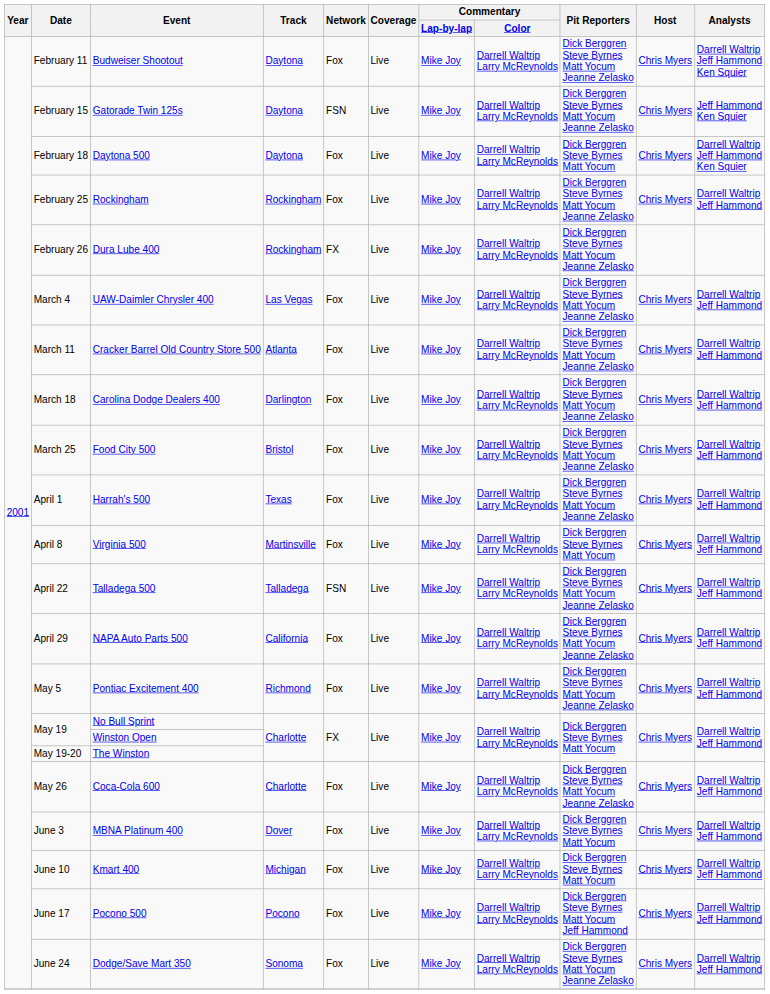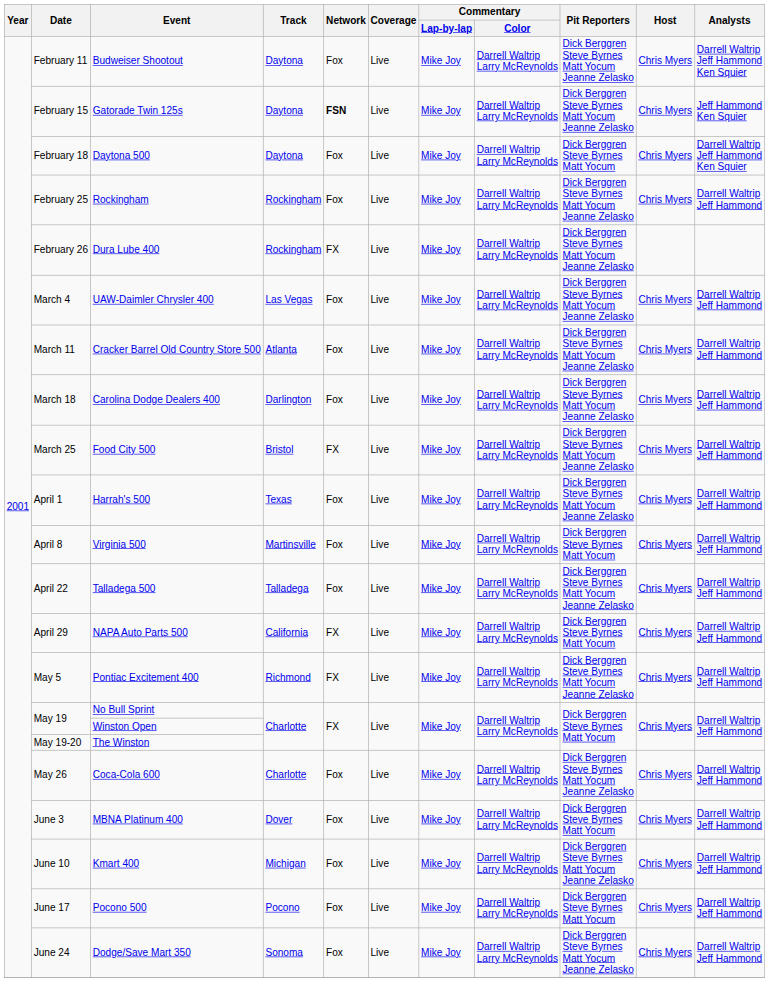(336, 111) normal -> (336, 111) bold
(334, 450) Fox -> (333, 450) FX
(336, 588) FSN -> (334, 588) Fox
(334, 638) Fox -> (333, 633) FX
(598, 638) Dick Berggren Steve Byrnes Matt Yocum Jeanne Zelasko -> (595, 633) Dick Berggren Steve Byrnes Matt Yocum
(334, 688) Fox -> (333, 677) FX
(595, 869) Dick Berggren Steve Byrnes Matt Yocum -> (598, 864) Dick Berggren Steve Byrnes Matt Yocum Jeanne Zelasko
(595, 914) Dick Berggren Steve Byrnes Matt Yocum Jeff Hammond -> (595, 908) Dick Berggren Steve Byrnes Matt Yocum
